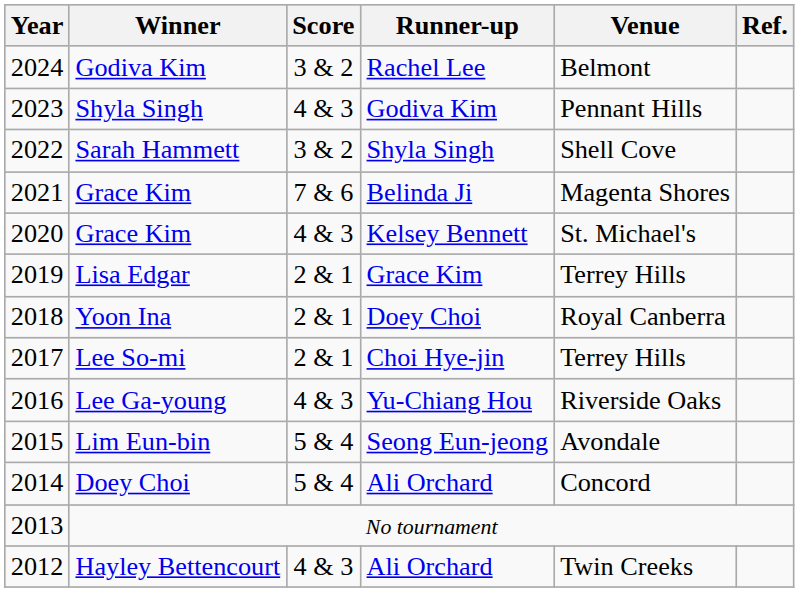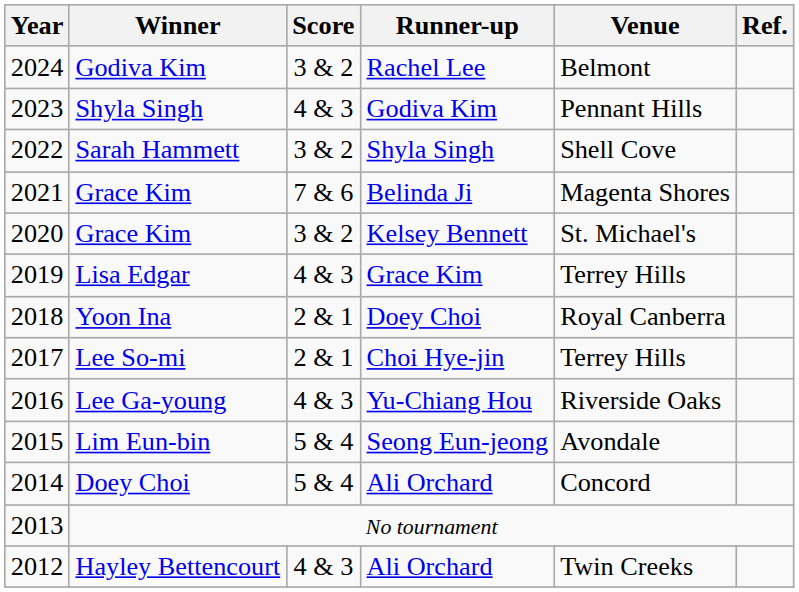(323, 233) 4 & 3 -> (323, 233) 3 & 2
(323, 274) 2 & 1 -> (323, 274) 4 & 3
